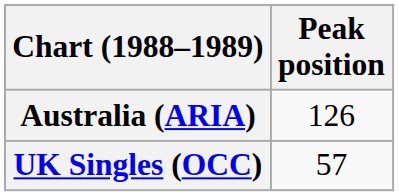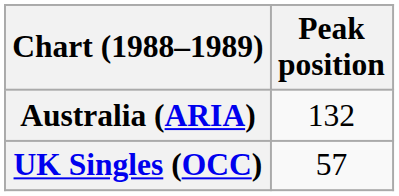(331, 114) 126 -> (331, 114) 132
